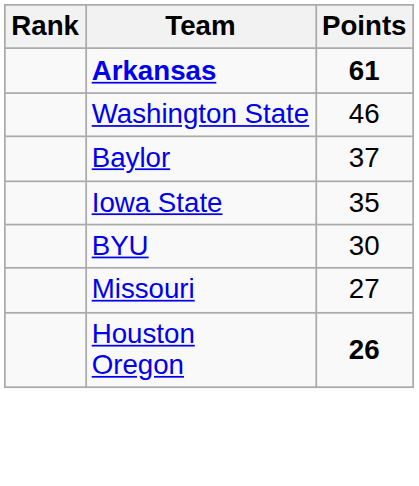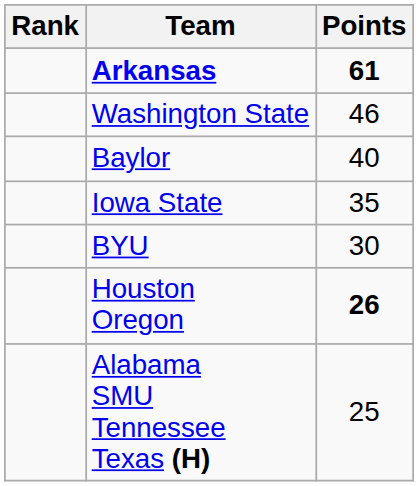(364, 158) 37 -> (364, 158) 40
- row: (143, 289)
+ row: (159, 411)
